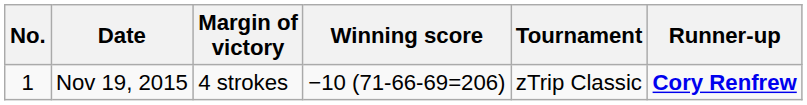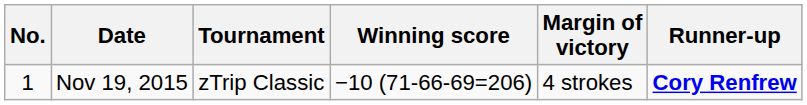columns swapped: (579, 35) <-> (248, 35)
